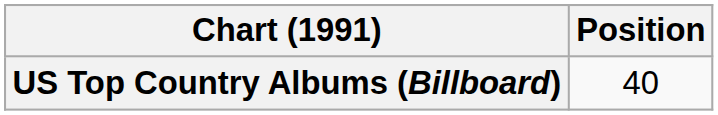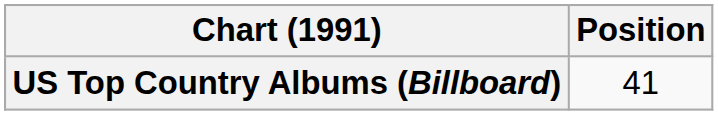(641, 82) 40 -> (641, 82) 41
